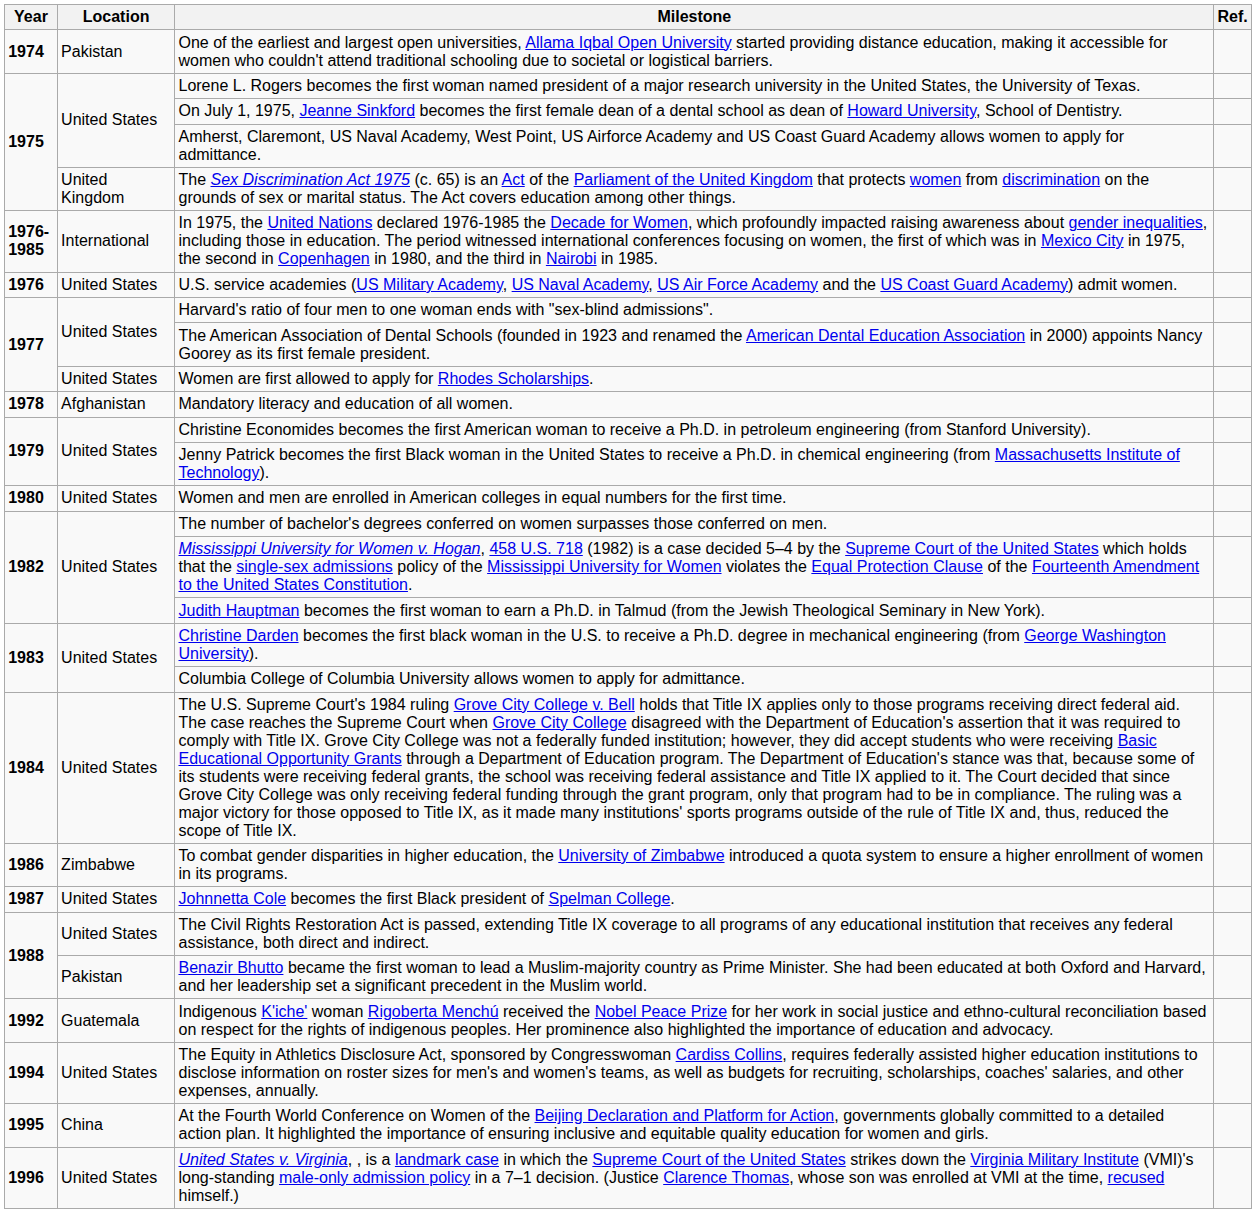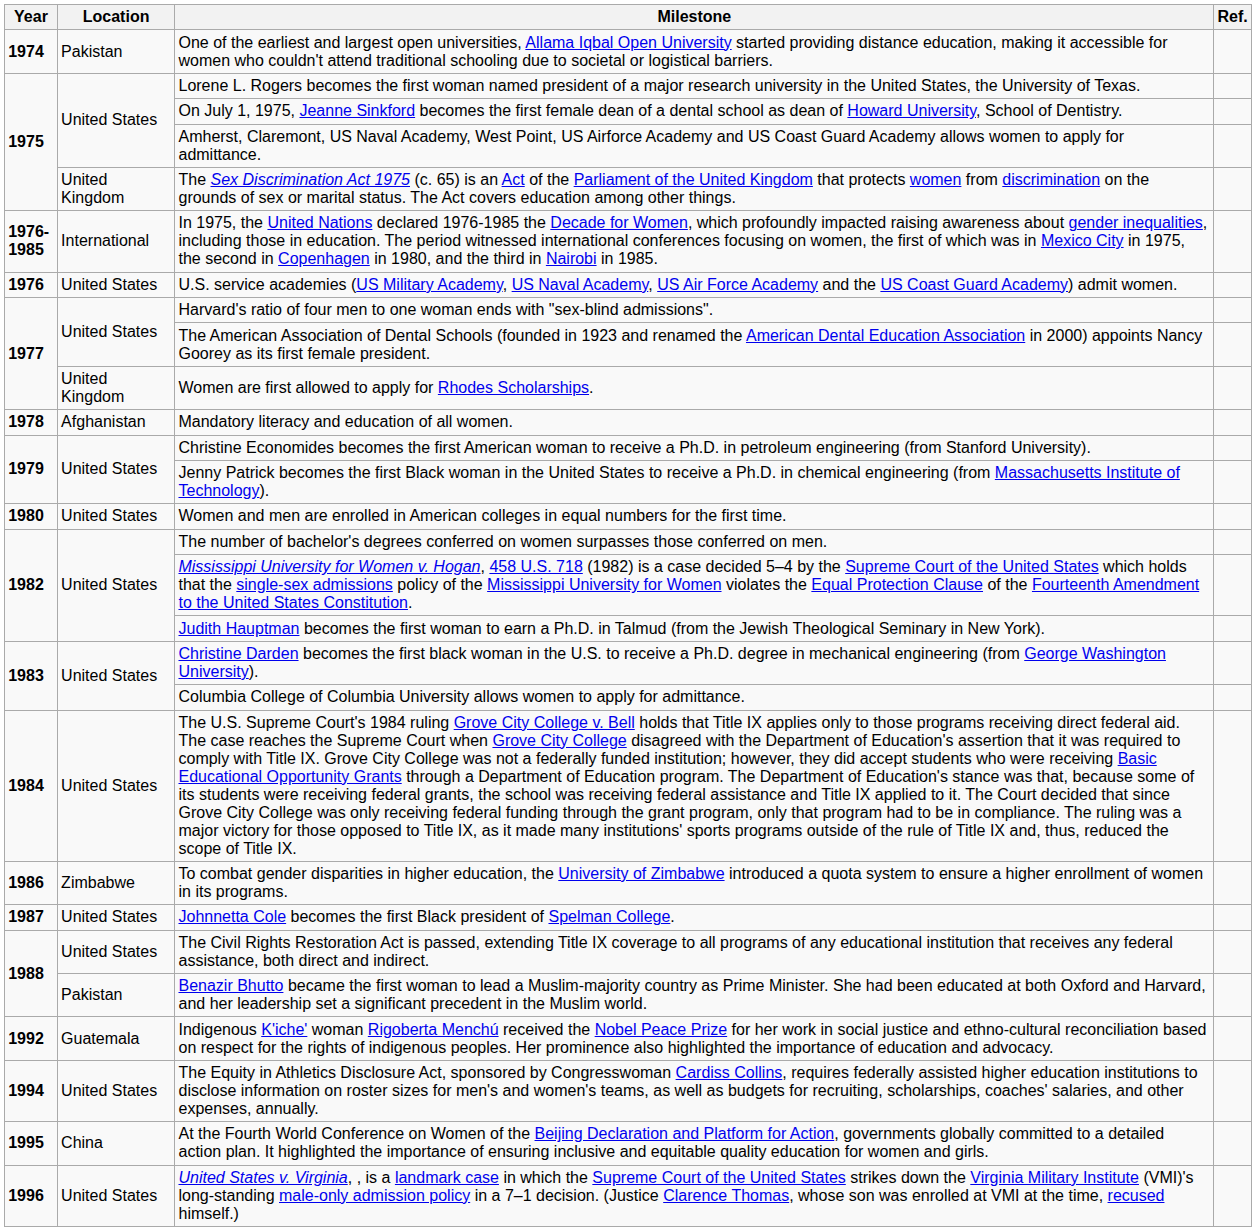(109, 378) United States -> (93, 387) United Kingdom
